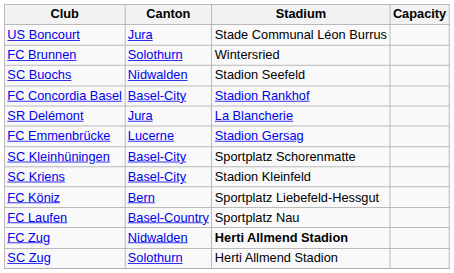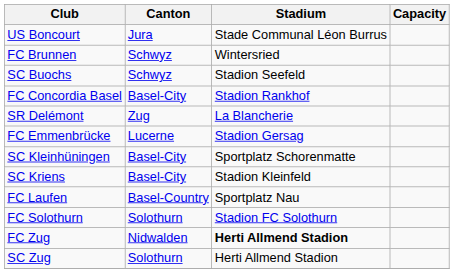(155, 55) Solothurn -> (150, 55) Schwyz
(158, 75) Nidwalden -> (150, 75) Schwyz
(140, 116) Jura -> (139, 116) Zug
- row: (34, 197)
+ row: (45, 217)
